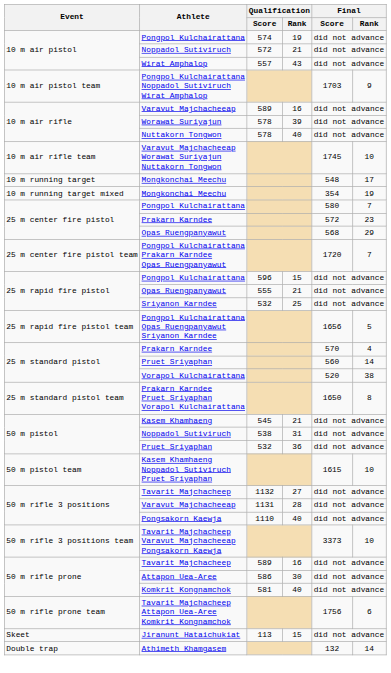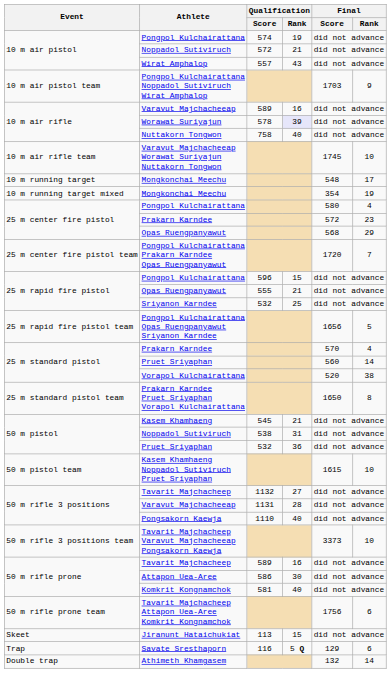(297, 122) no background -> (297, 122) lavender background
(265, 135) 578 -> (265, 135) 758
(369, 206) 7 -> (369, 206) 4
+ row: (16, 648)
